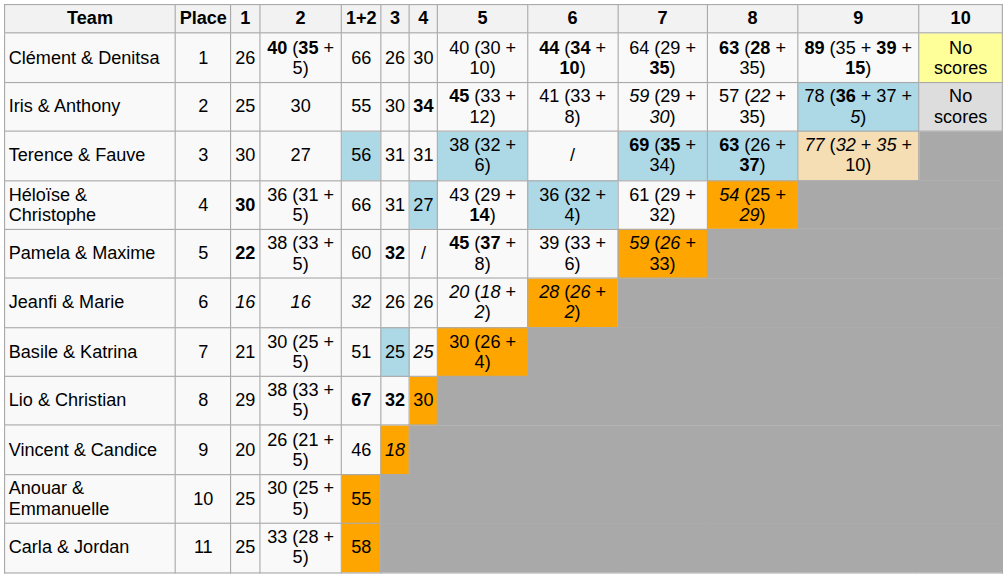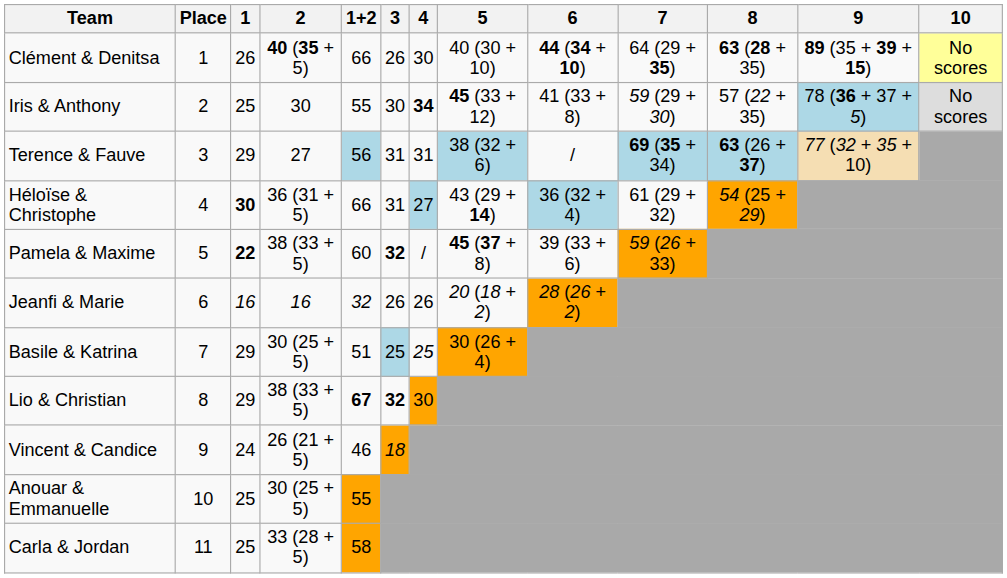(245, 155) 30 -> (245, 155) 29
(245, 351) 21 -> (245, 351) 29
(245, 449) 20 -> (245, 449) 24
